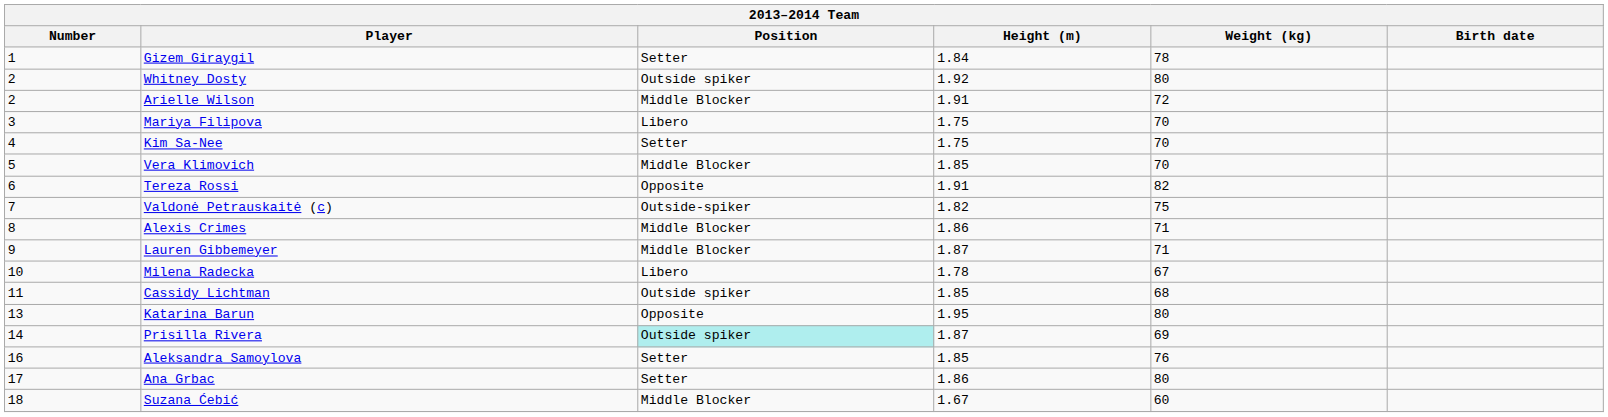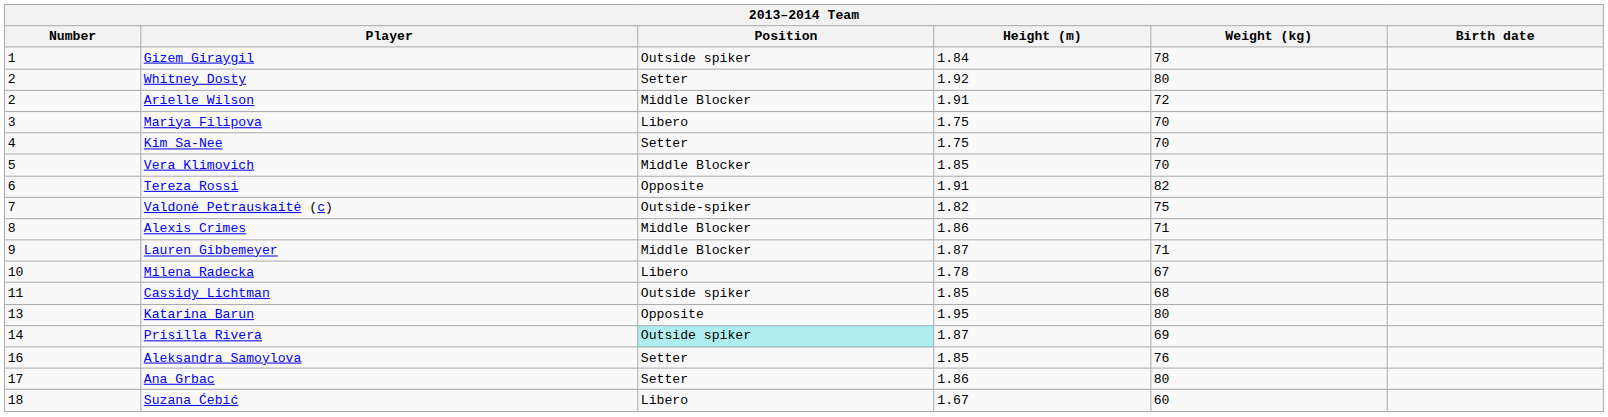(664, 58) Setter -> (696, 58) Outside spiker
(696, 79) Outside spiker -> (664, 79) Setter
(696, 400) Middle Blocker -> (664, 400) Libero
